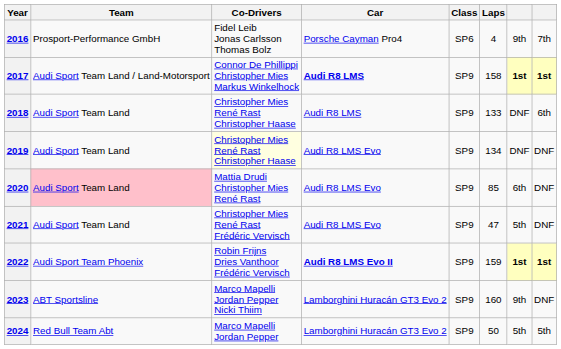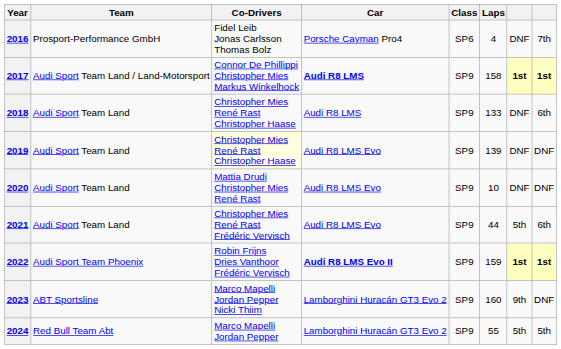(519, 39) 9th -> (519, 39) DNF
(493, 151) 134 -> (493, 151) 139
(81, 188) pink background -> (81, 188) no background
(493, 188) 85 -> (493, 188) 10
(519, 188) 6th -> (519, 188) DNF
(493, 225) 47 -> (493, 225) 44
(544, 225) DNF -> (544, 225) 6th
(493, 331) 50 -> (493, 331) 55
